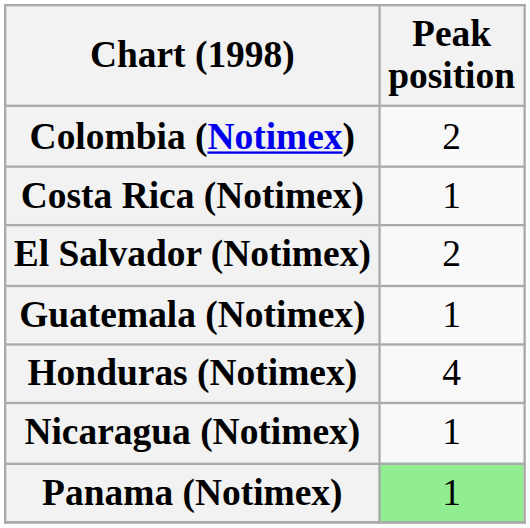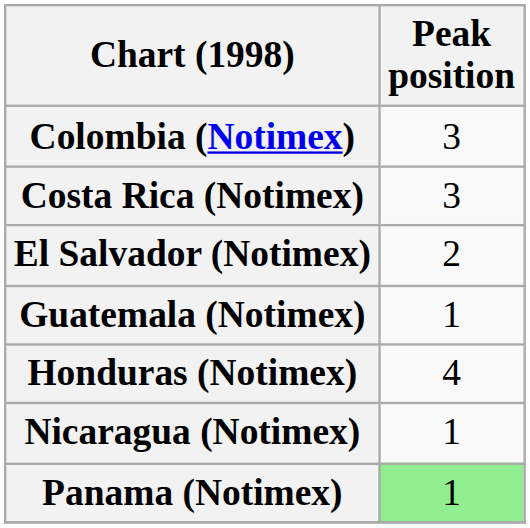(452, 135) 2 -> (452, 135) 3
(452, 195) 1 -> (452, 195) 3
